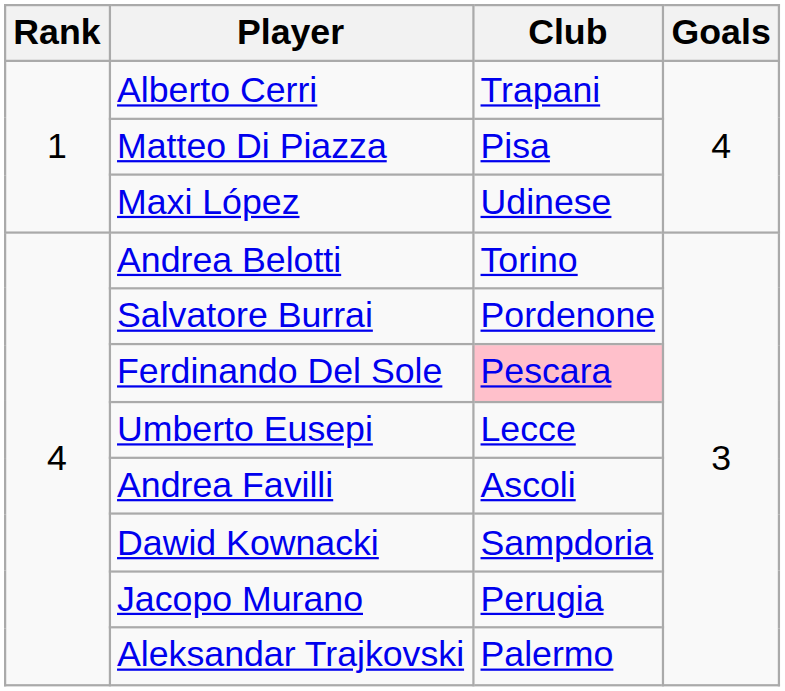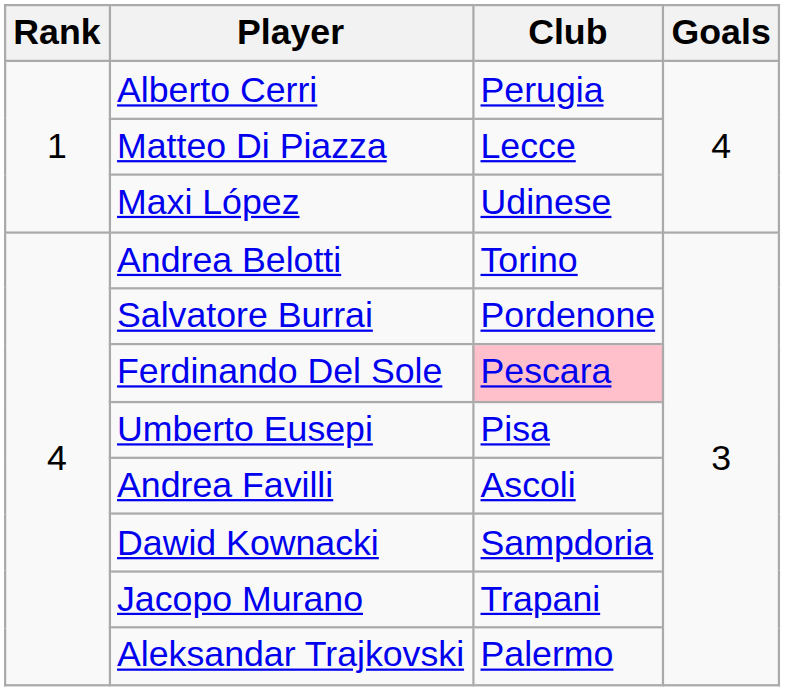(540, 89) Trapani -> (542, 89) Perugia
(515, 145) Pisa -> (528, 145) Lecce
(528, 428) Lecce -> (515, 428) Pisa
(542, 598) Perugia -> (540, 598) Trapani
